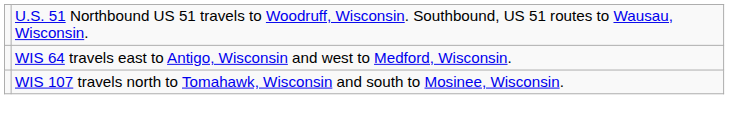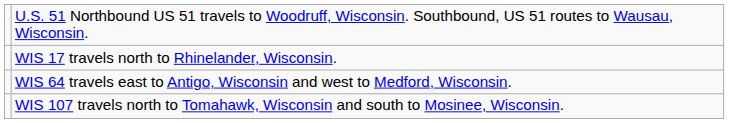+ row: (176, 57)
